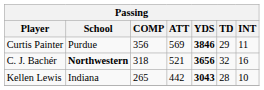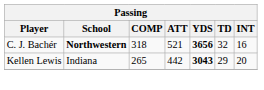- row: (35, 45)
(224, 77) 28 -> (223, 61) 29
(243, 77) 10 -> (242, 61) 20
